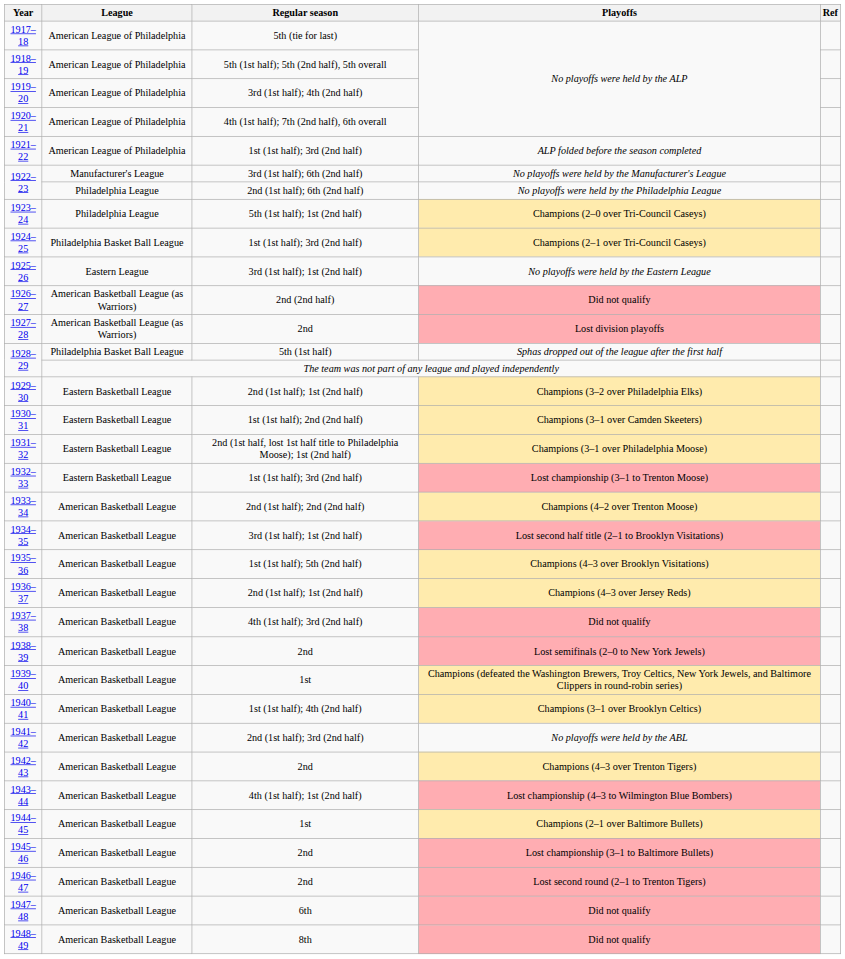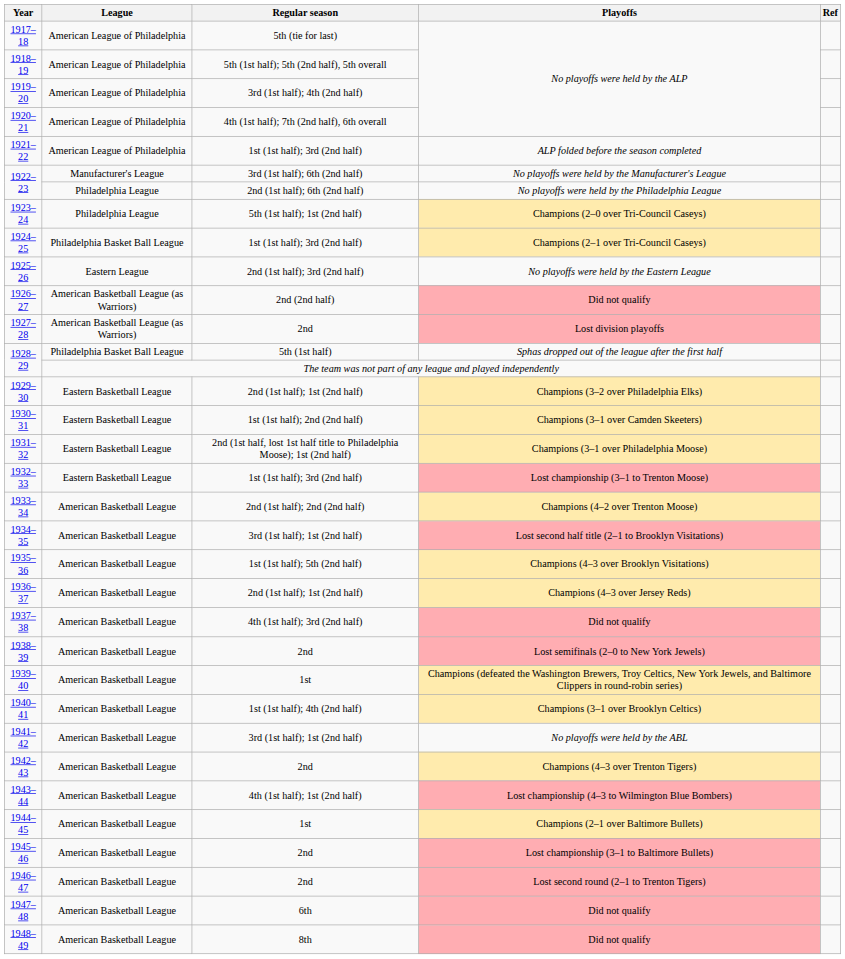(305, 271) 3rd (1st half); 1st (2nd half) -> (305, 271) 2nd (1st half); 3rd (2nd half)
(305, 737) 2nd (1st half); 3rd (2nd half) -> (305, 737) 3rd (1st half); 1st (2nd half)
